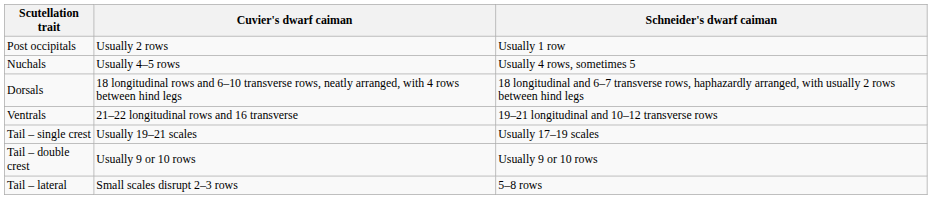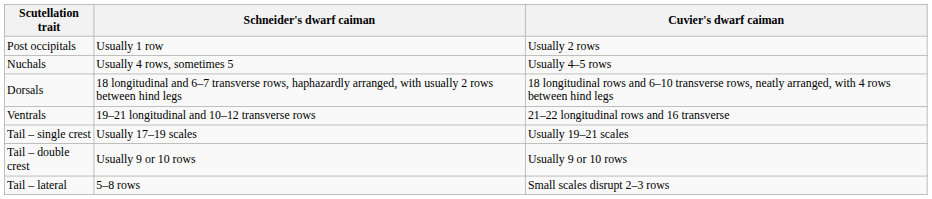columns swapped: (295, 20) <-> (711, 20)
